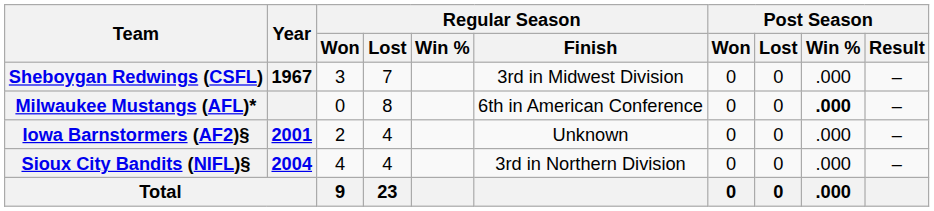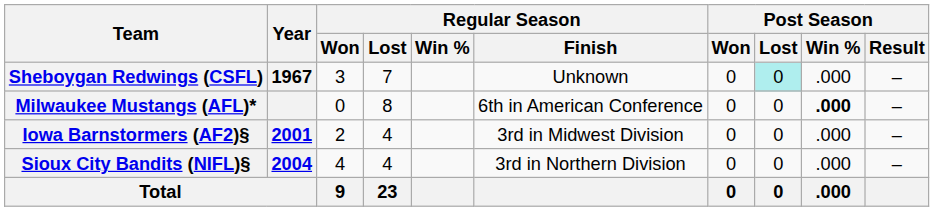(591, 77) 3rd in Midwest Division -> (591, 77) Unknown
(778, 77) no background -> (778, 77) paleturquoise background
(591, 135) Unknown -> (591, 135) 3rd in Midwest Division
